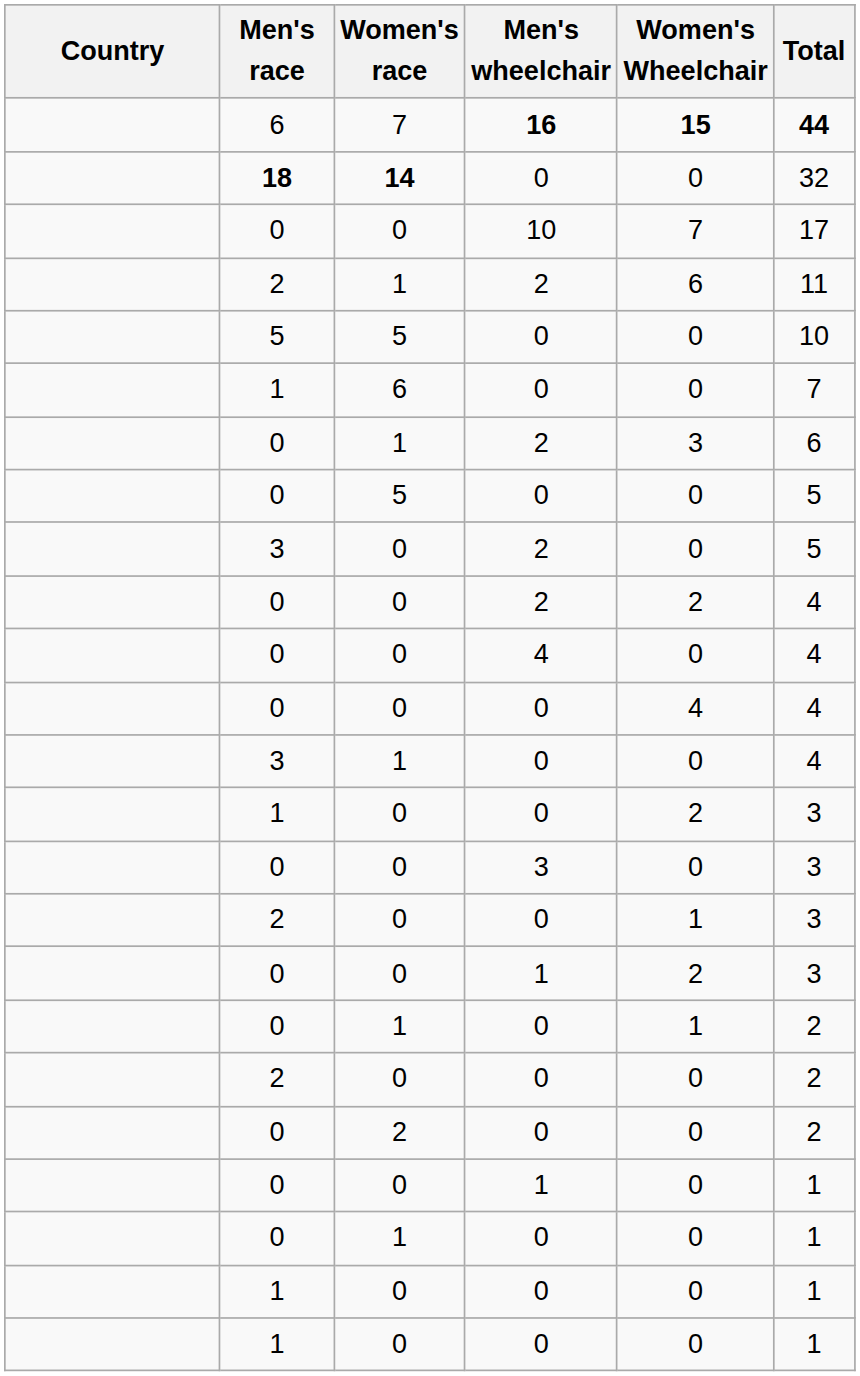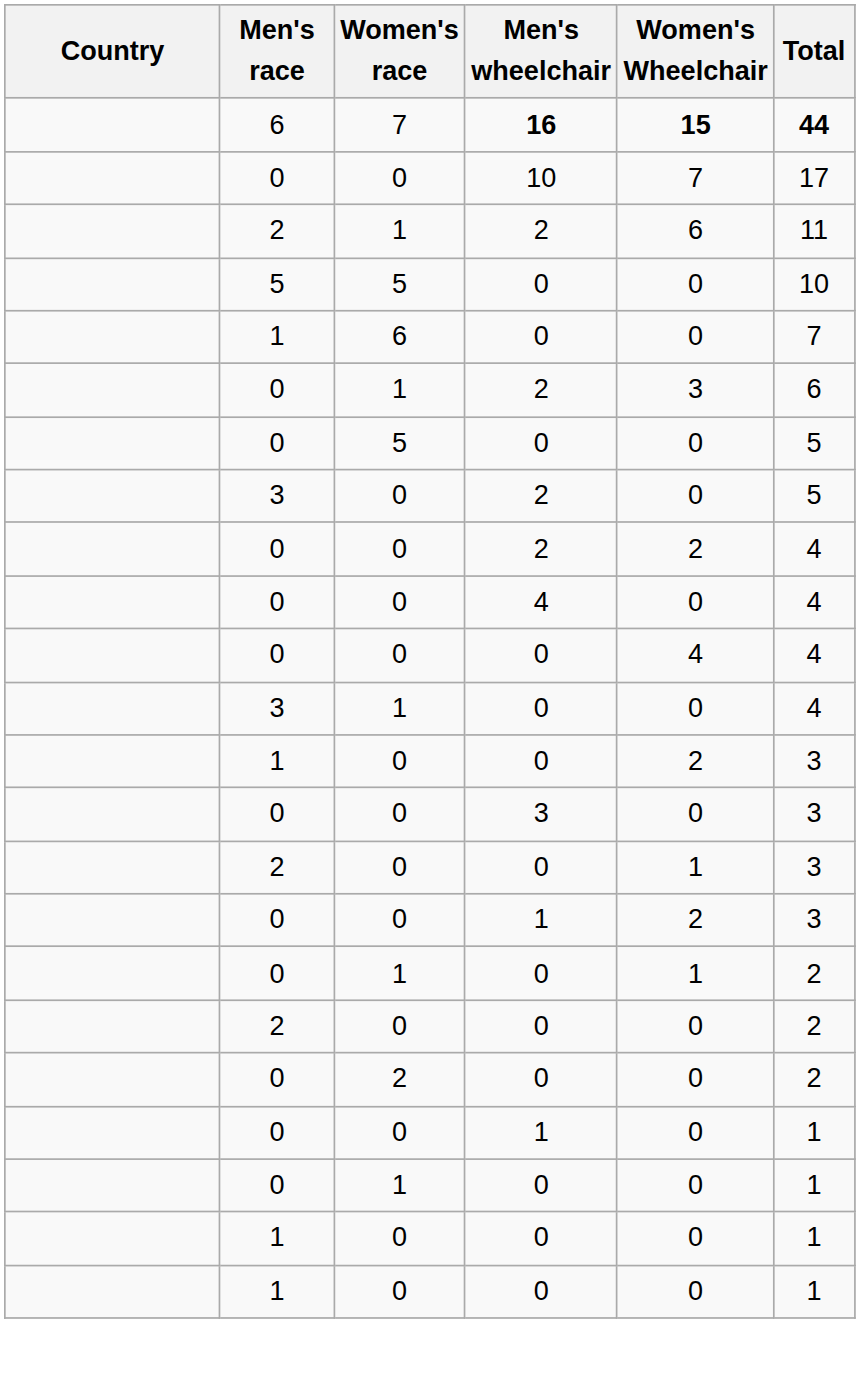- row: (277, 177)
